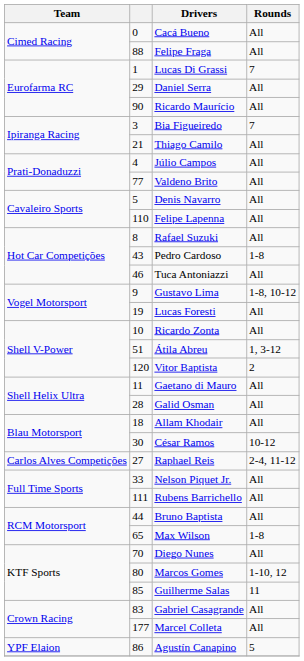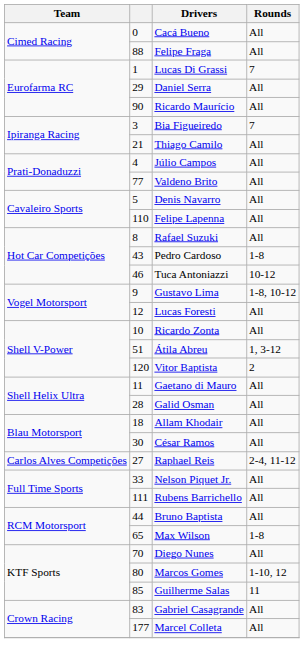(256, 274) All -> (262, 274) 10-12
(138, 311) 19 -> (138, 311) 12
(262, 441) 10-12 -> (256, 441) All
- row: (195, 646)
